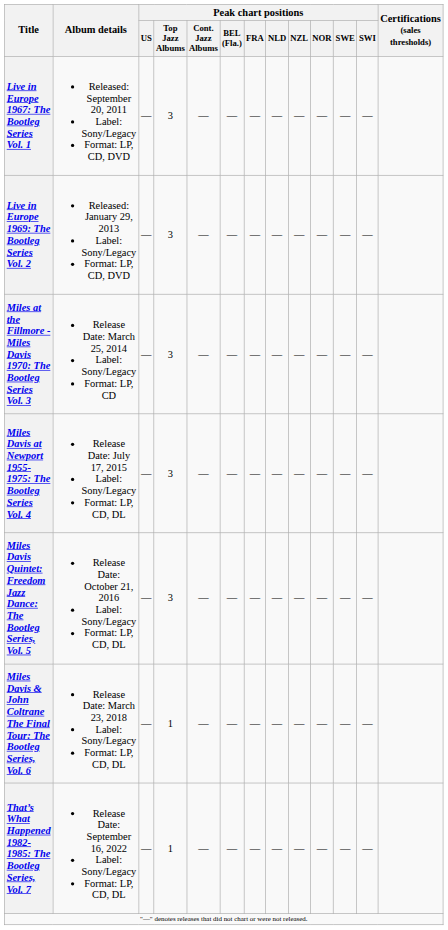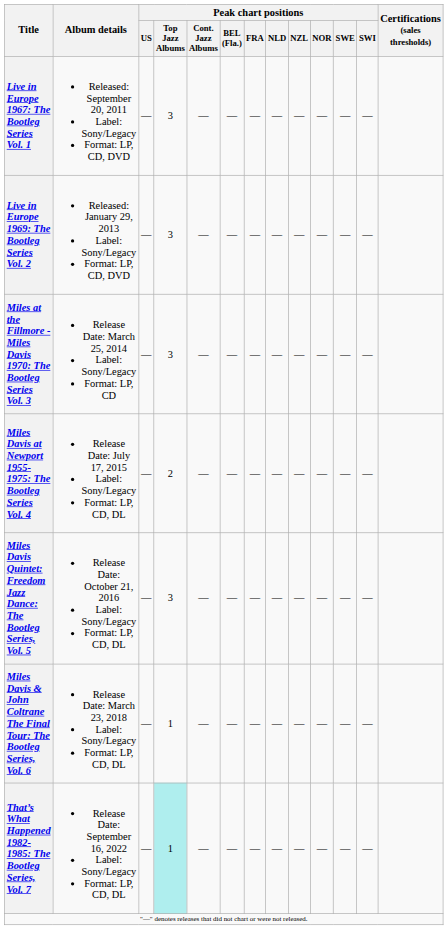(170, 473) 3 -> (170, 473) 2
(170, 848) no background -> (170, 848) paleturquoise background
